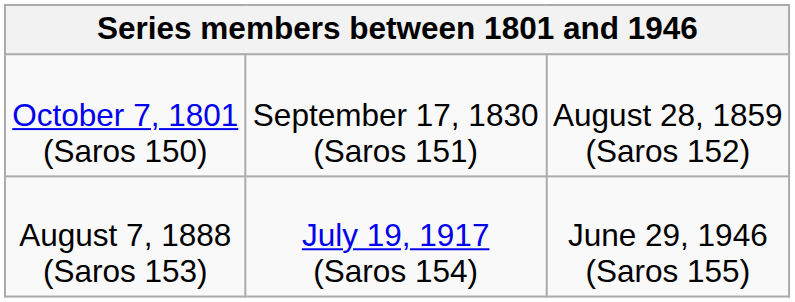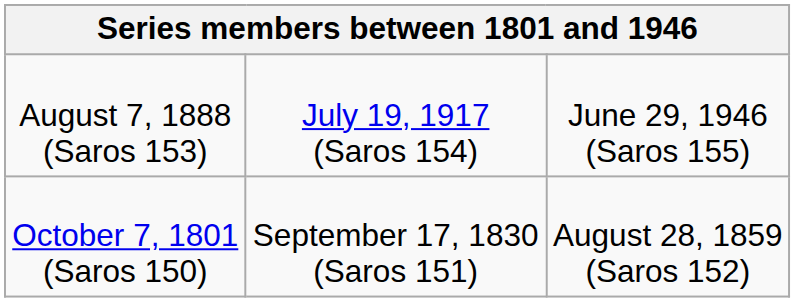rows swapped: (125, 132) <-> (125, 253)
